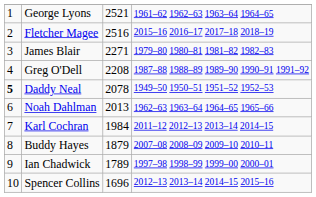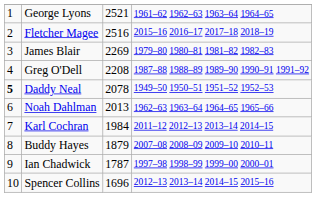(117, 51) 2271 -> (117, 51) 2269
(117, 164) 1789 -> (117, 164) 1787
